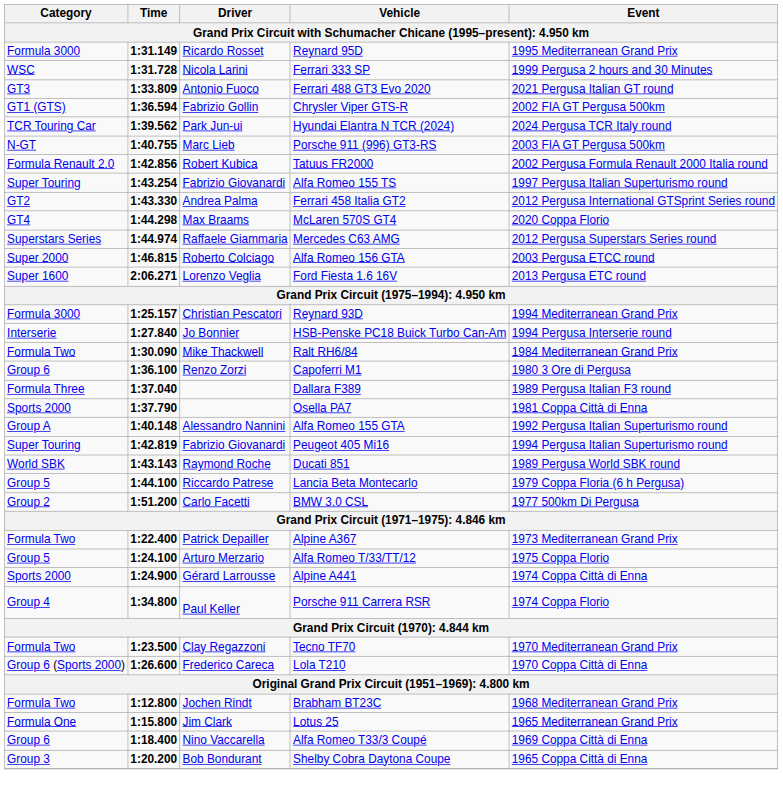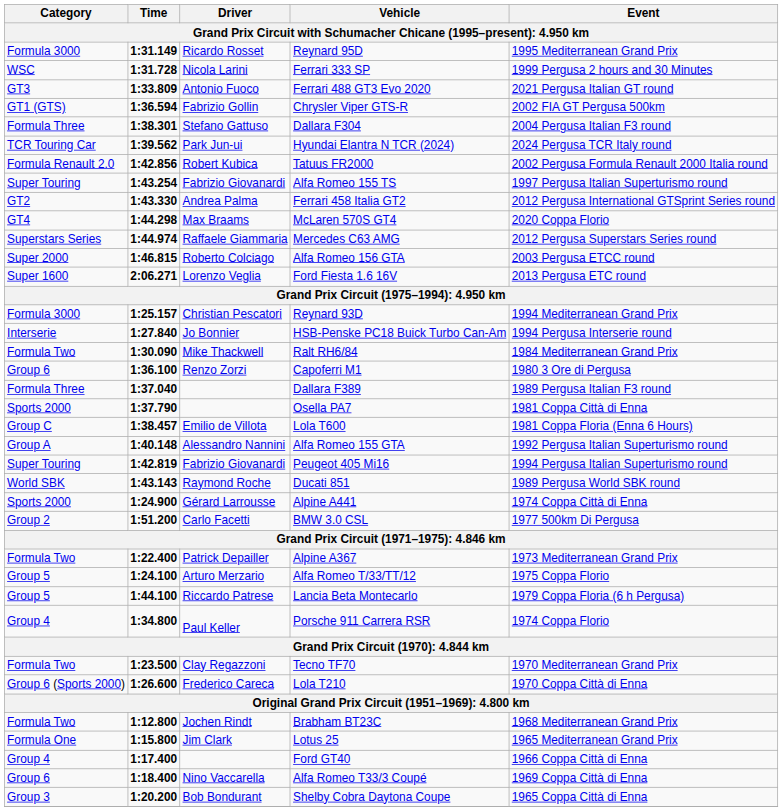+ row: (327, 126)
- row: (365, 145)
+ row: (319, 426)
rows swapped: (355, 483) <-> (325, 577)
+ row: (322, 759)
